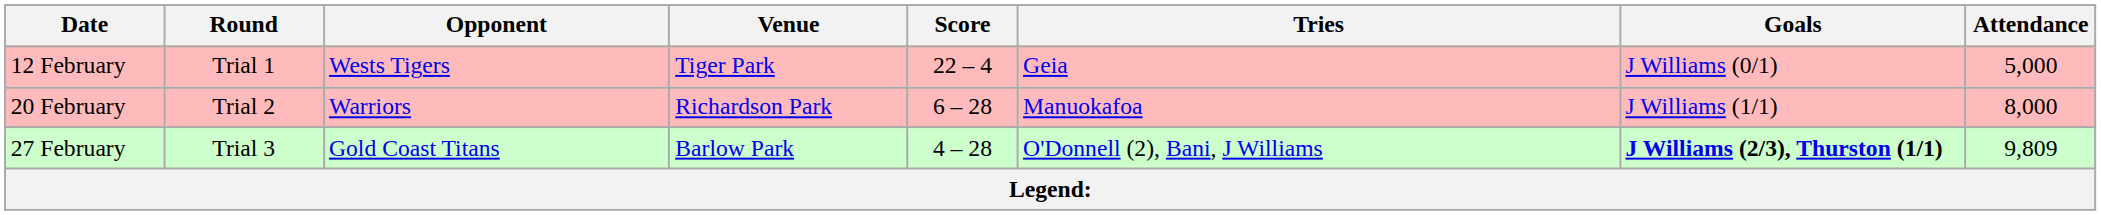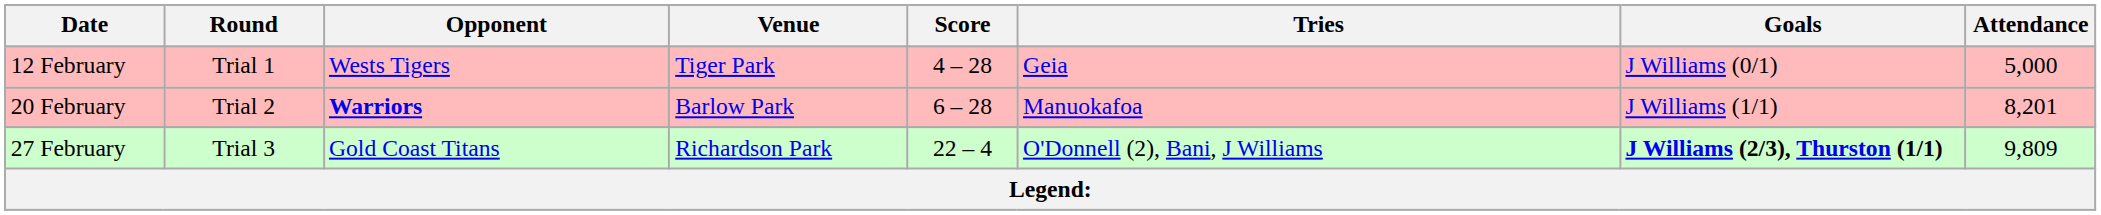(962, 65) 22 – 4 -> (962, 65) 4 – 28
(370, 106) normal -> (376, 106) bold
(754, 106) Richardson Park -> (735, 106) Barlow Park
(2031, 106) 8,000 -> (2031, 106) 8,201
(735, 147) Barlow Park -> (754, 147) Richardson Park
(962, 147) 4 – 28 -> (962, 147) 22 – 4
